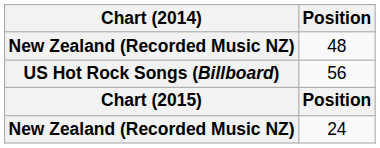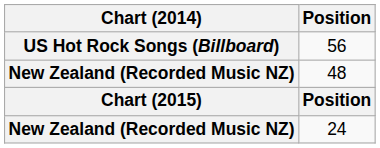rows swapped: (337, 45) <-> (337, 73)
